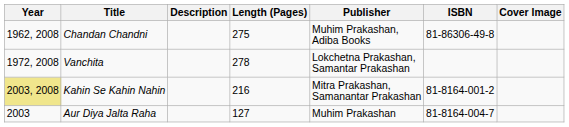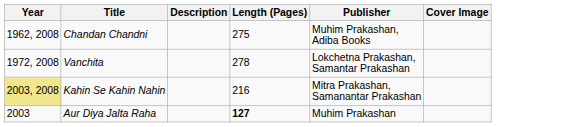- column: (460, 12)
(241, 113) normal -> (241, 113) bold
